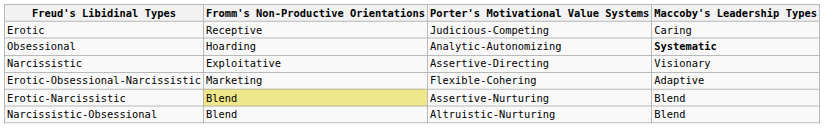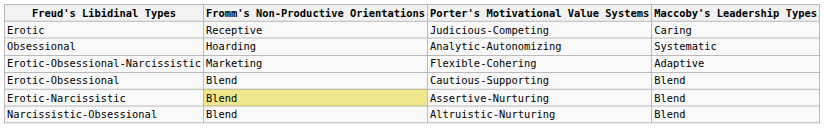(685, 47) bold -> (685, 47) normal
- row: (44, 64)
+ row: (63, 81)
